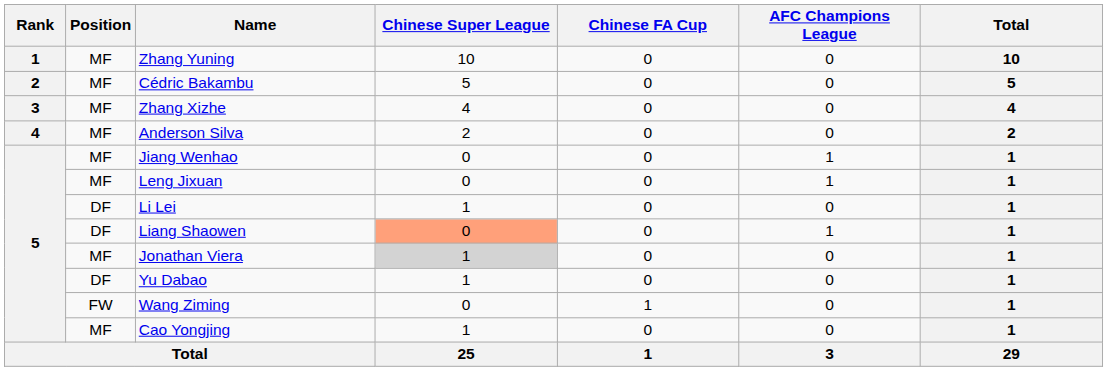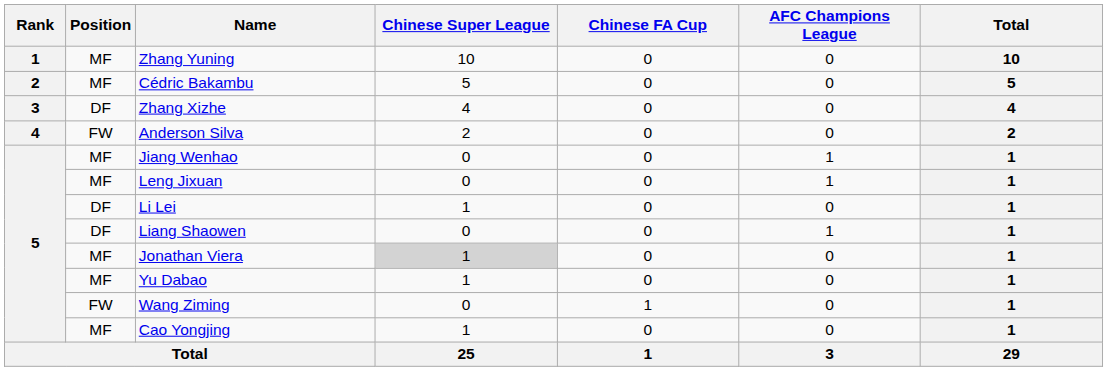(101, 108) MF -> (101, 108) DF
(101, 132) MF -> (101, 132) FW
(466, 231) lightsalmon background -> (466, 231) no background
(101, 280) DF -> (101, 280) MF
